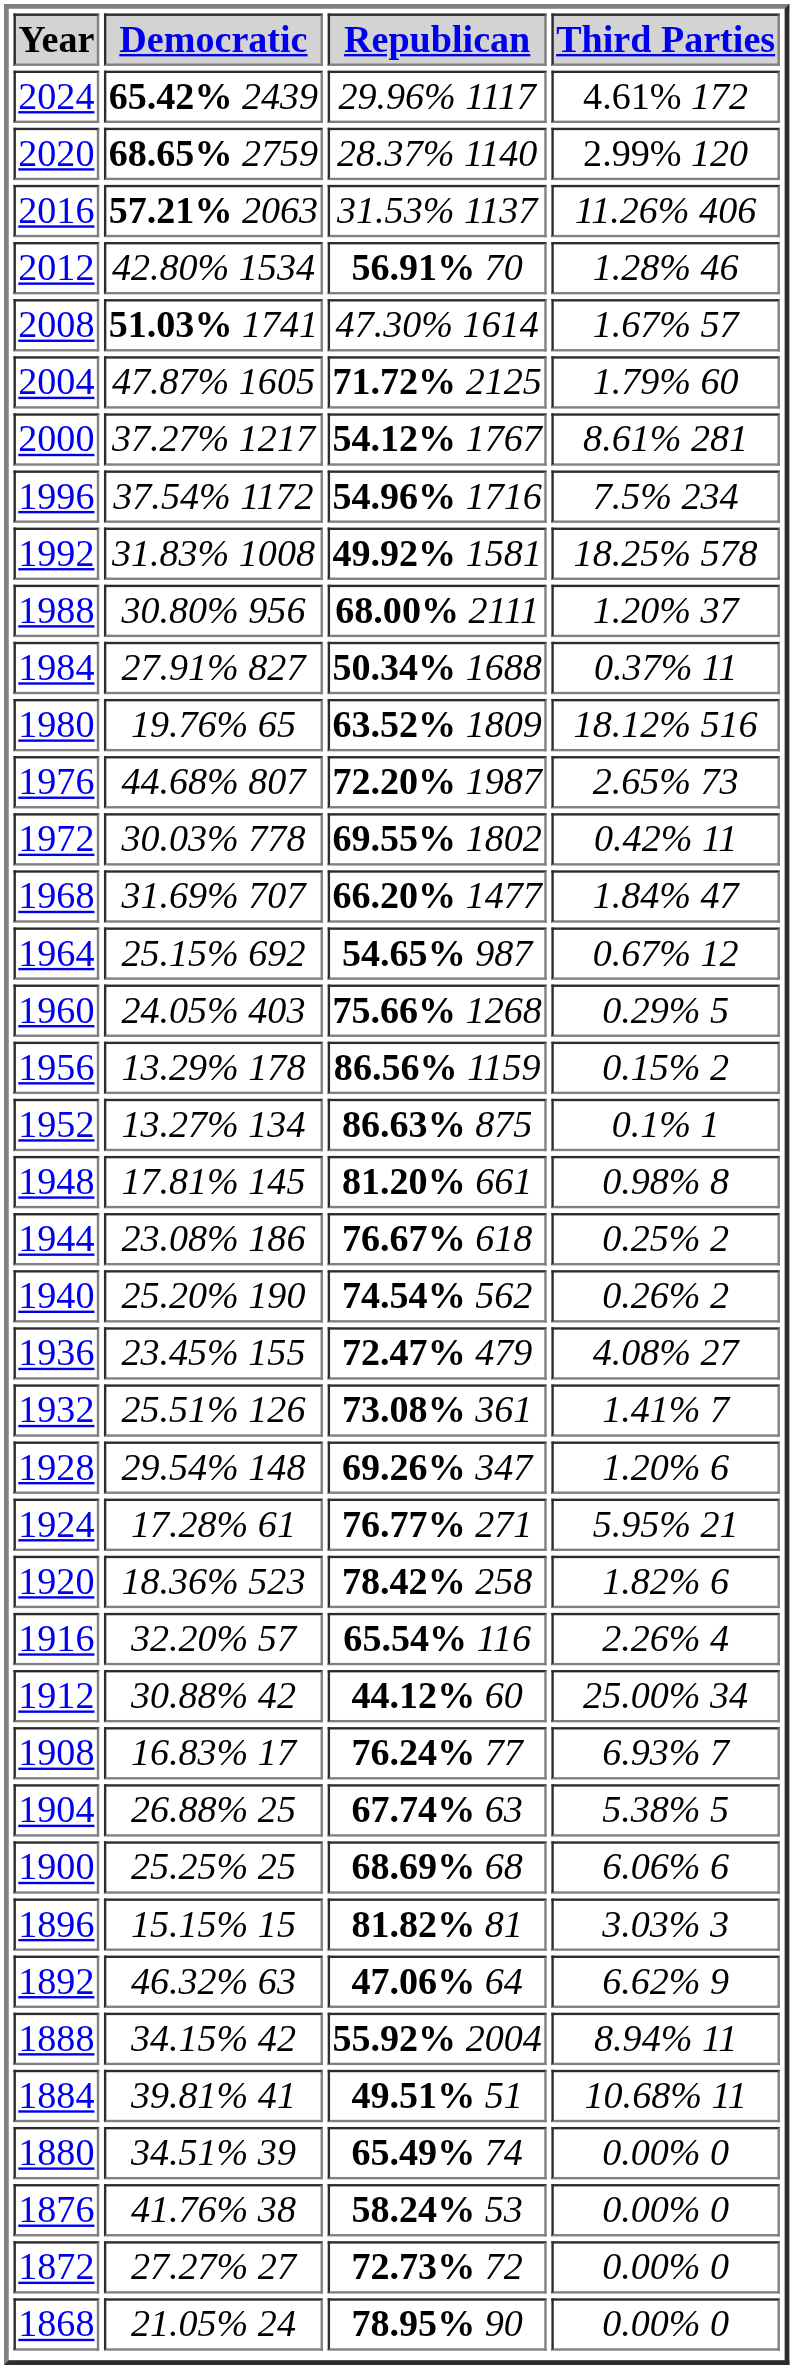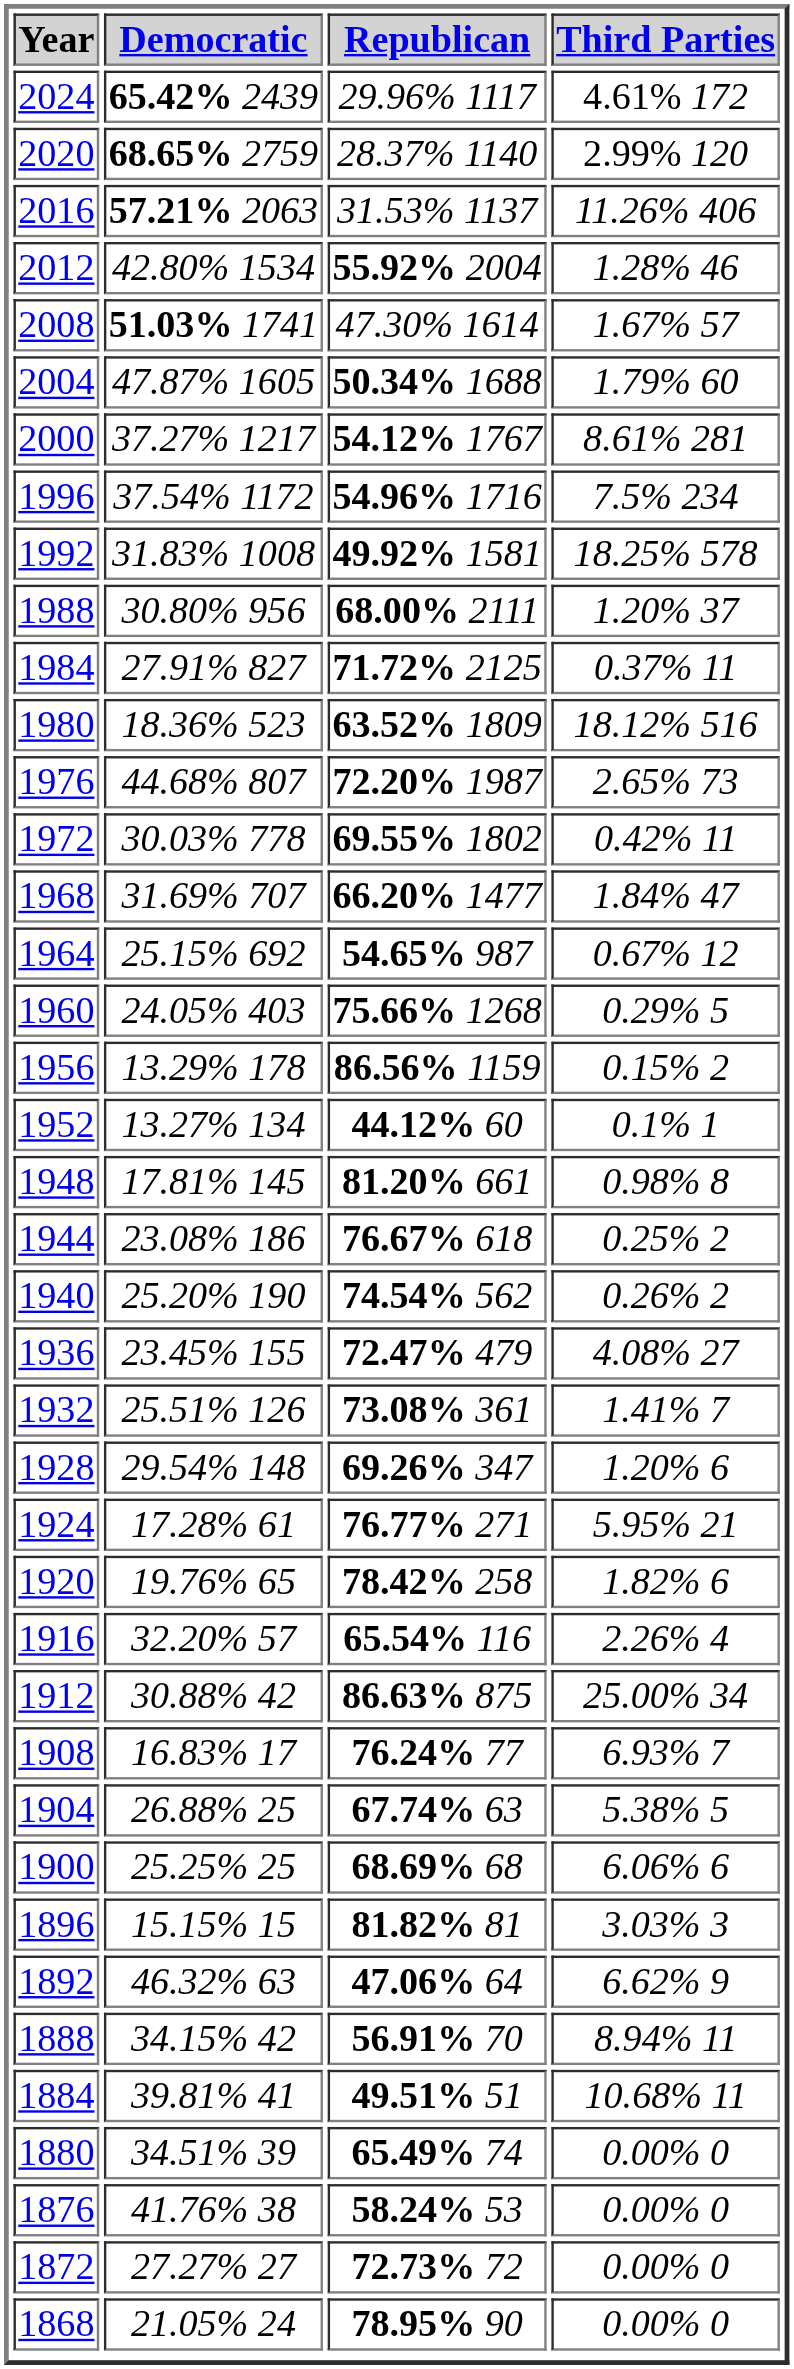(437, 267) 56.91% 70 -> (437, 267) 55.92% 2004
(437, 381) 71.72% 2125 -> (437, 381) 50.34% 1688
(437, 667) 50.34% 1688 -> (437, 667) 71.72% 2125
(213, 724) 19.76% 65 -> (213, 724) 18.36% 523
(437, 1124) 86.63% 875 -> (437, 1124) 44.12% 60
(213, 1581) 18.36% 523 -> (213, 1581) 19.76% 65
(437, 1695) 44.12% 60 -> (437, 1695) 86.63% 875
(437, 2038) 55.92% 2004 -> (437, 2038) 56.91% 70
